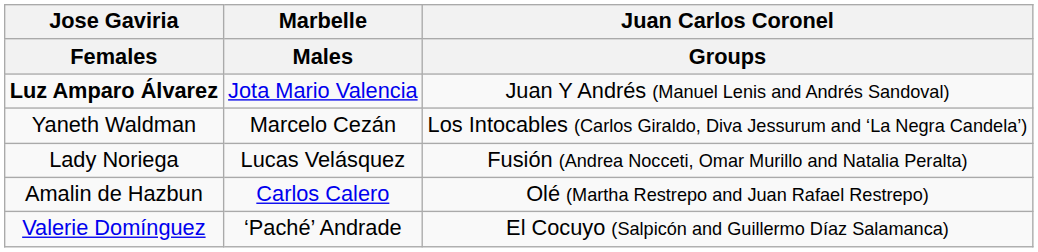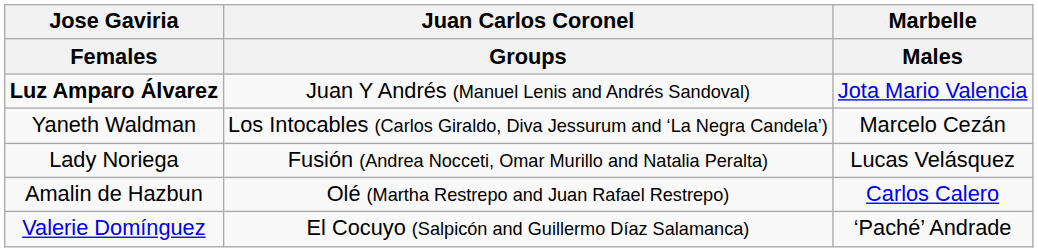columns swapped: (323, 56) <-> (727, 56)
